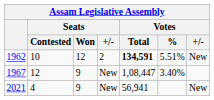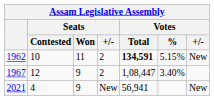(80, 57) 12 -> (80, 57) 11
(172, 57) 5.51% -> (172, 57) 5.15%
(108, 73) New -> (102, 73) 2
